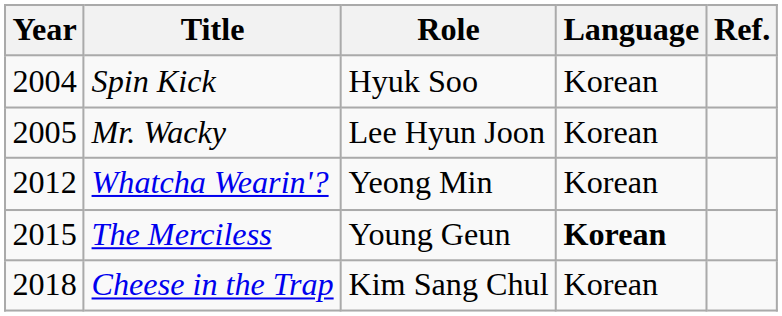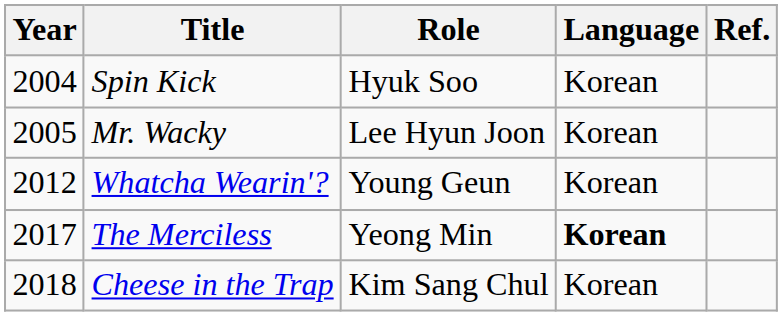(421, 183) Yeong Min -> (429, 183) Young Geun
(45, 234) 2015 -> (45, 234) 2017
(429, 234) Young Geun -> (421, 234) Yeong Min
